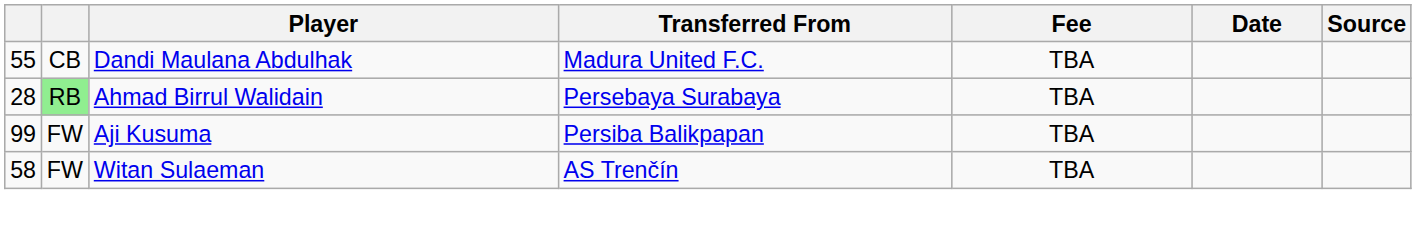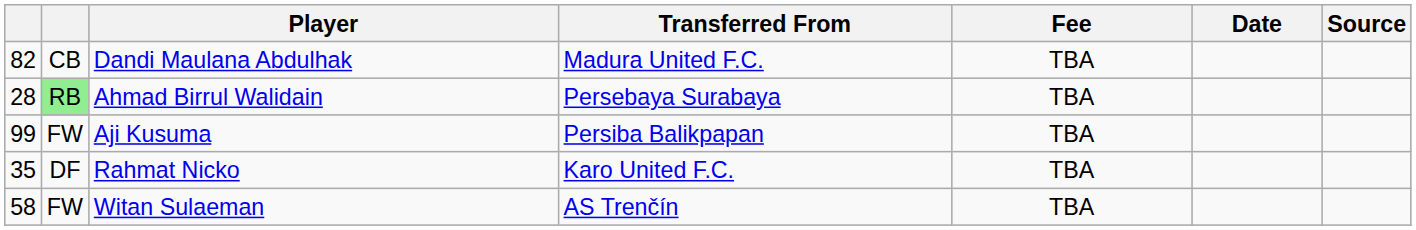(23, 60) 55 -> (23, 60) 82
+ row: (167, 171)
